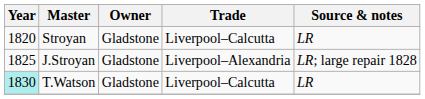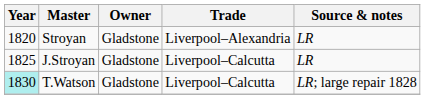(220, 37) Liverpool–Calcutta -> (228, 37) Liverpool–Alexandria
(228, 60) Liverpool–Alexandria -> (220, 60) Liverpool–Calcutta
(357, 60) LR; large repair 1828 -> (305, 60) LR
(305, 82) LR -> (357, 82) LR; large repair 1828
